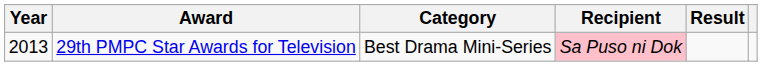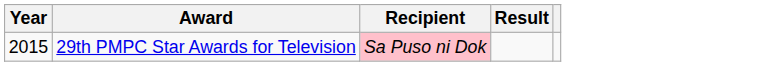- column: (458, 18)
(28, 46) 2013 -> (28, 46) 2015
